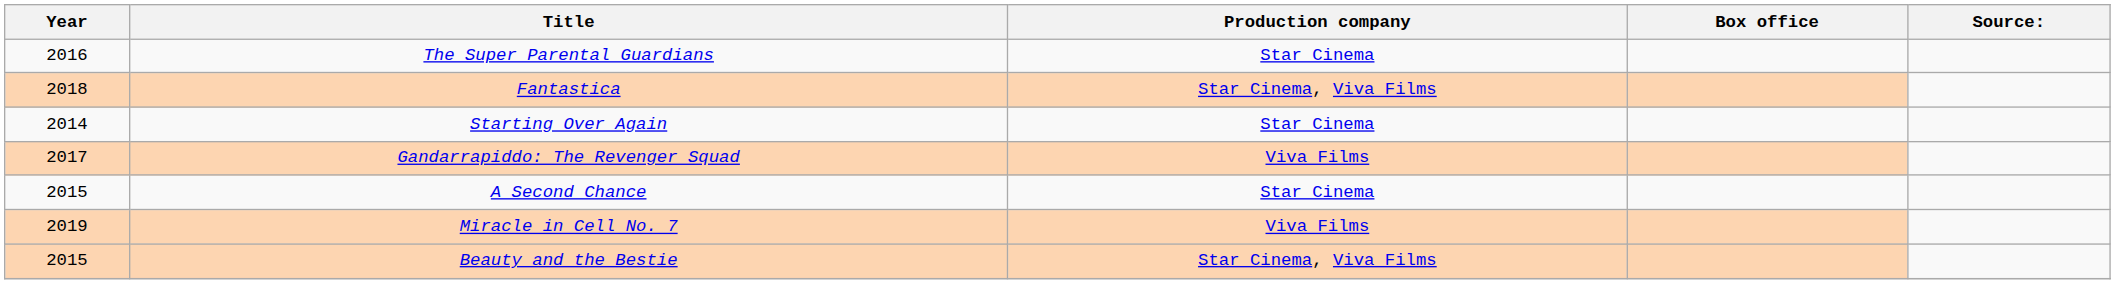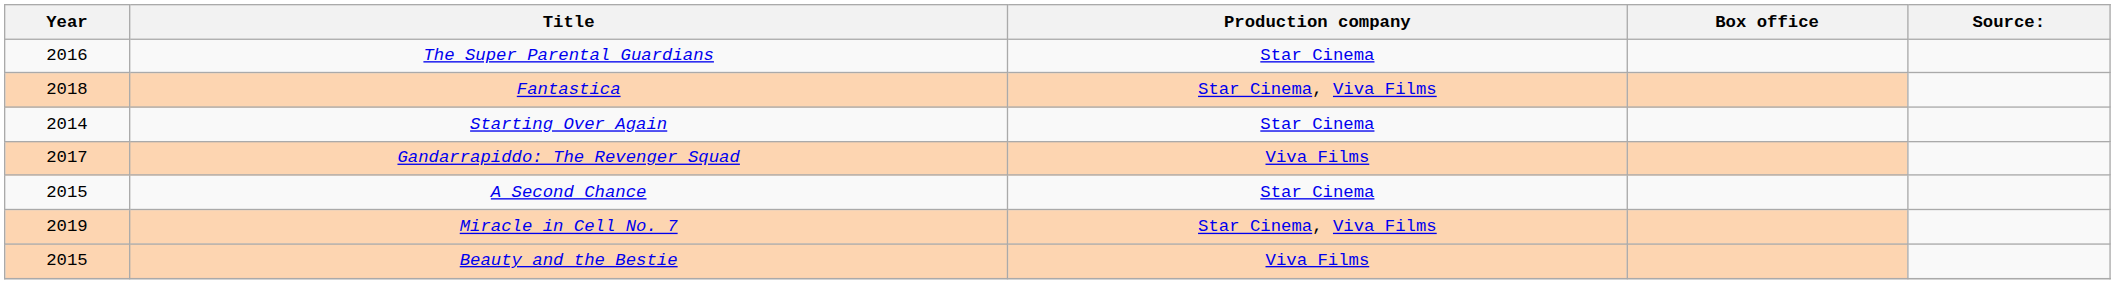(1317, 226) Viva Films -> (1317, 226) Star Cinema, Viva Films
(1317, 261) Star Cinema, Viva Films -> (1317, 261) Viva Films
